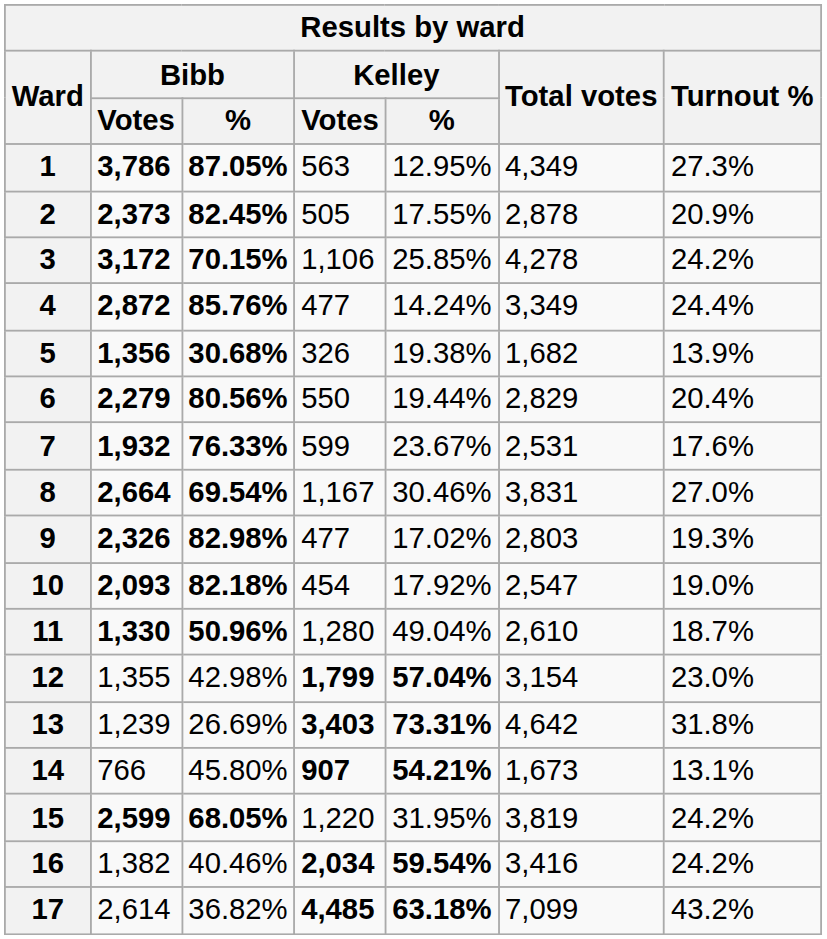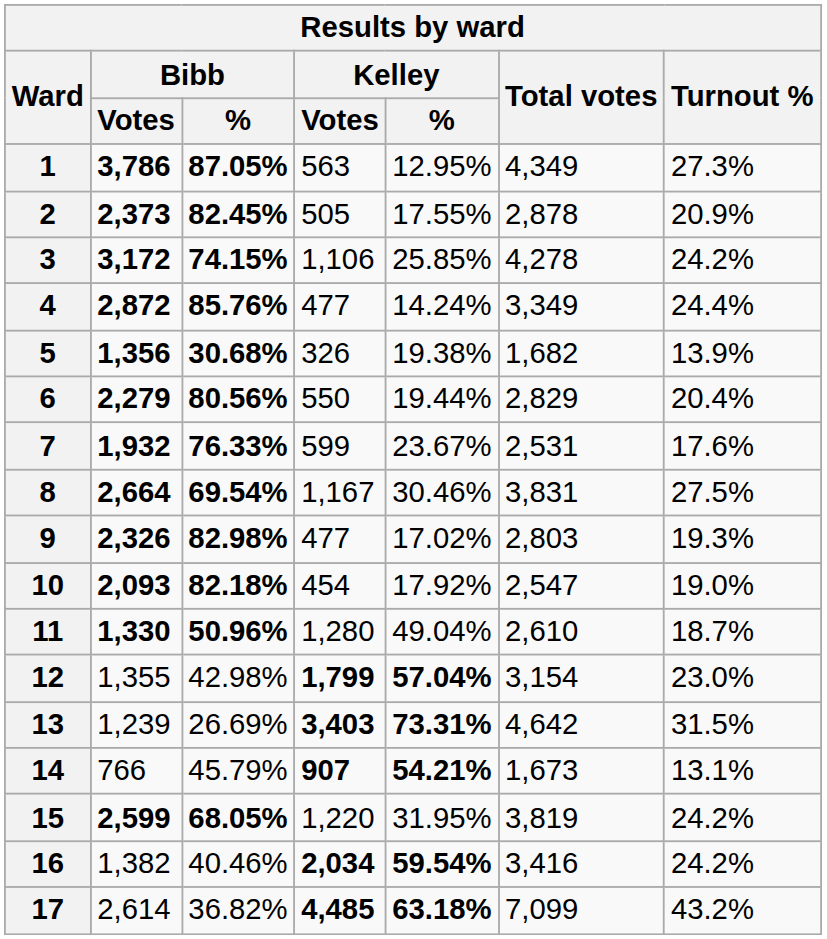(238, 259) 70.15% -> (238, 259) 74.15%
(712, 492) 27.0% -> (712, 492) 27.5%
(712, 724) 31.8% -> (712, 724) 31.5%
(238, 770) 45.80% -> (238, 770) 45.79%
